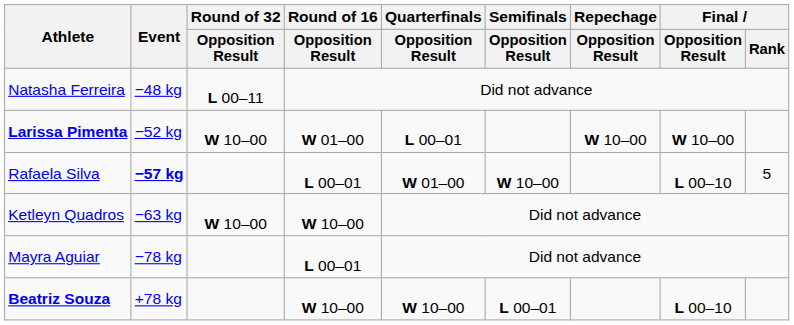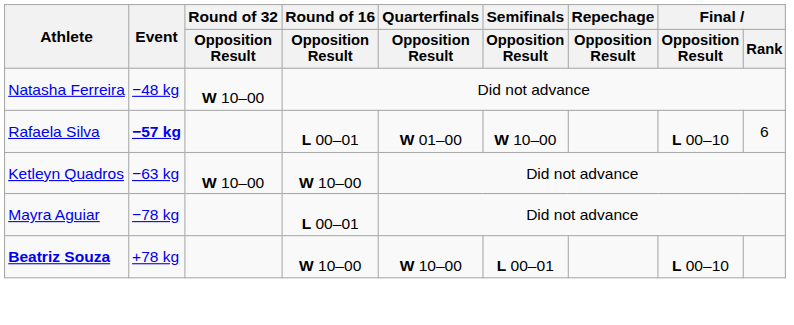(236, 98) L 00–11 -> (233, 98) W 10–00
- row: (68, 132)
(767, 174) 5 -> (764, 132) 6
